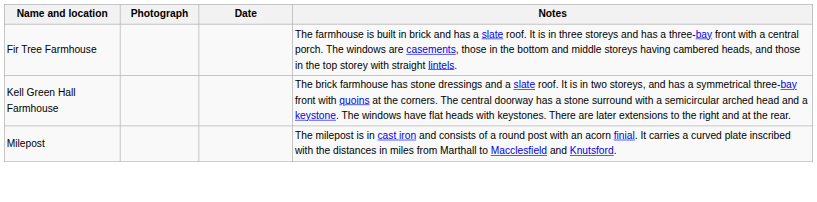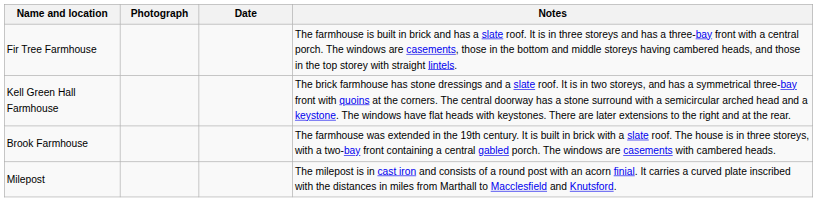+ row: (47, 143)
